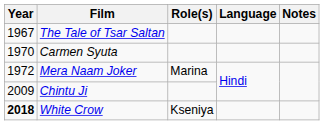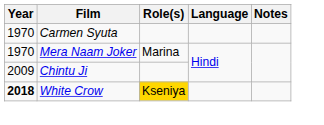- row: (102, 33)
(21, 71) 1972 -> (21, 52) 1970
(192, 110) no background -> (164, 91) gold background
